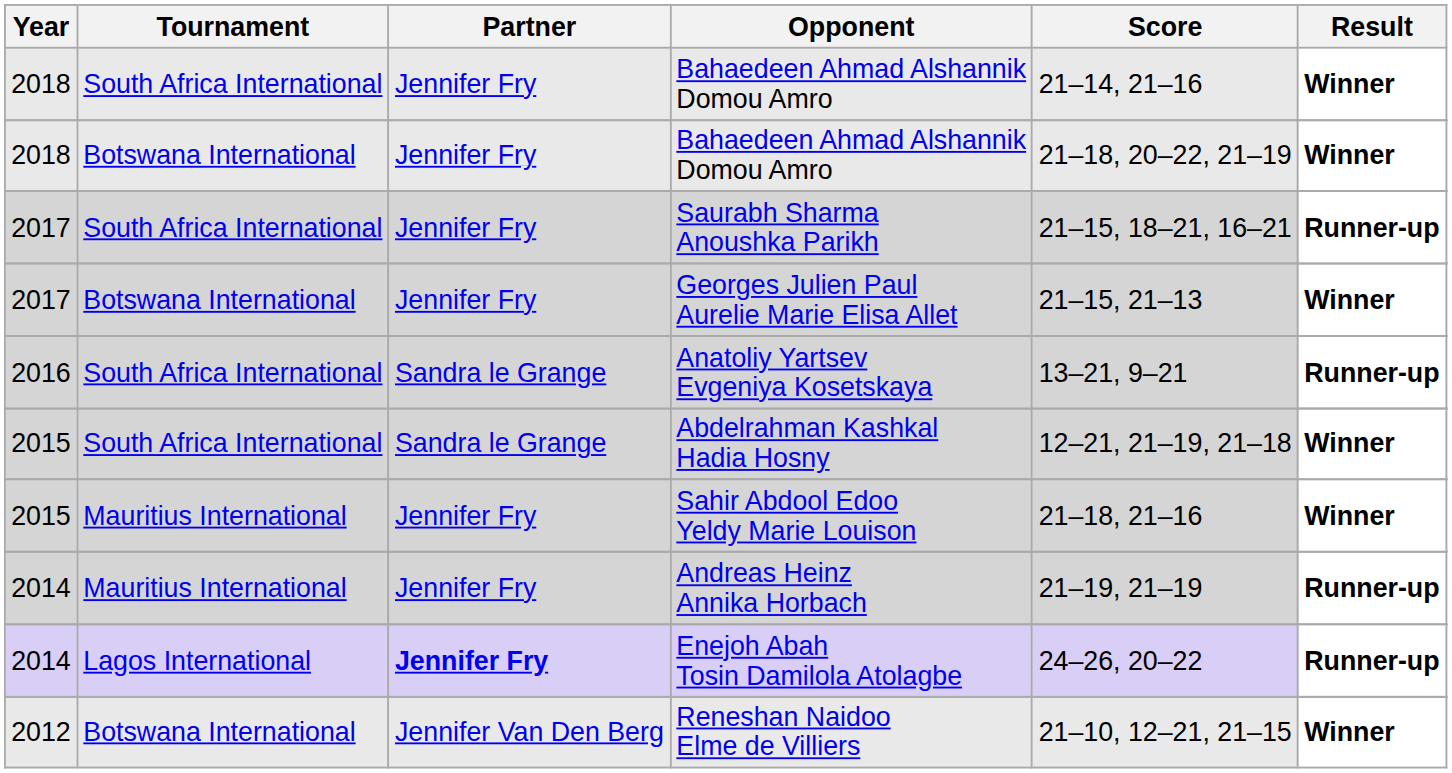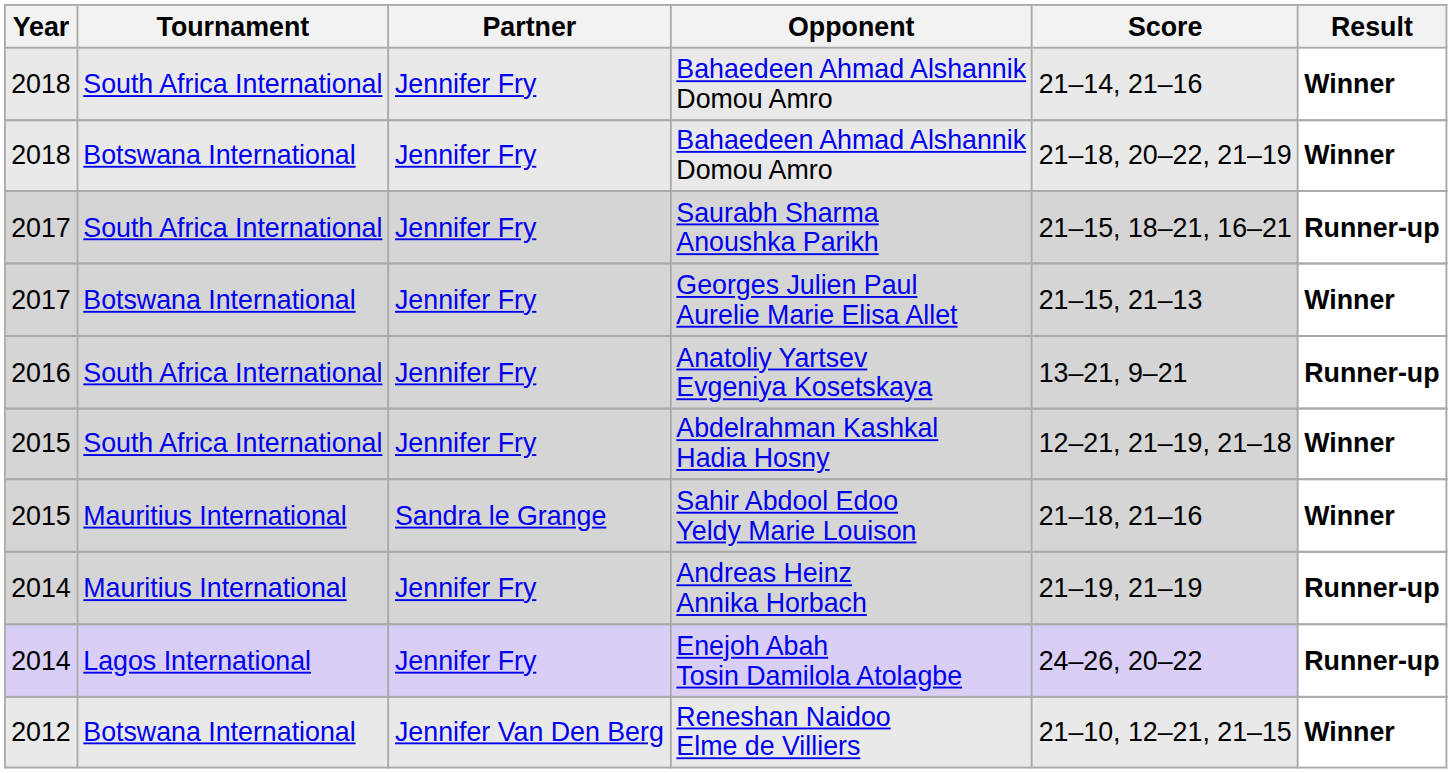(501, 372) Sandra le Grange -> (466, 372) Jennifer Fry
(501, 444) Sandra le Grange -> (466, 444) Jennifer Fry
(466, 516) Jennifer Fry -> (501, 516) Sandra le Grange
(472, 660) bold -> (466, 660) normal
